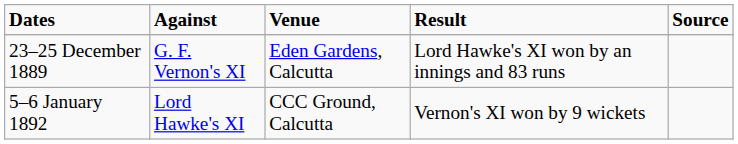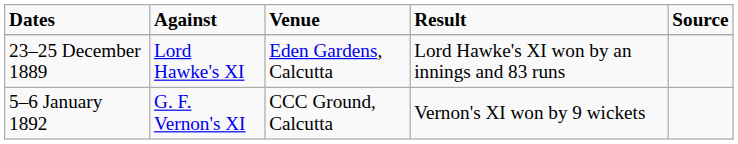(200, 60) G. F. Vernon's XI -> (199, 60) Lord Hawke's XI
(199, 113) Lord Hawke's XI -> (200, 113) G. F. Vernon's XI
